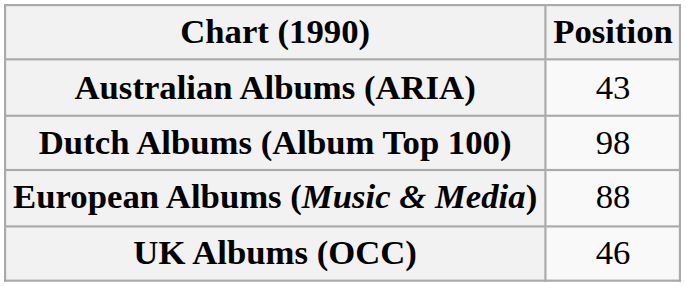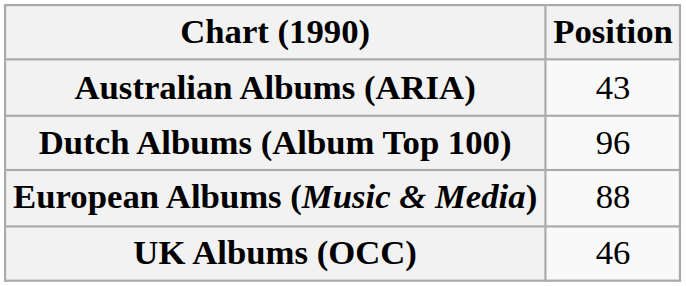(613, 142) 98 -> (613, 142) 96
